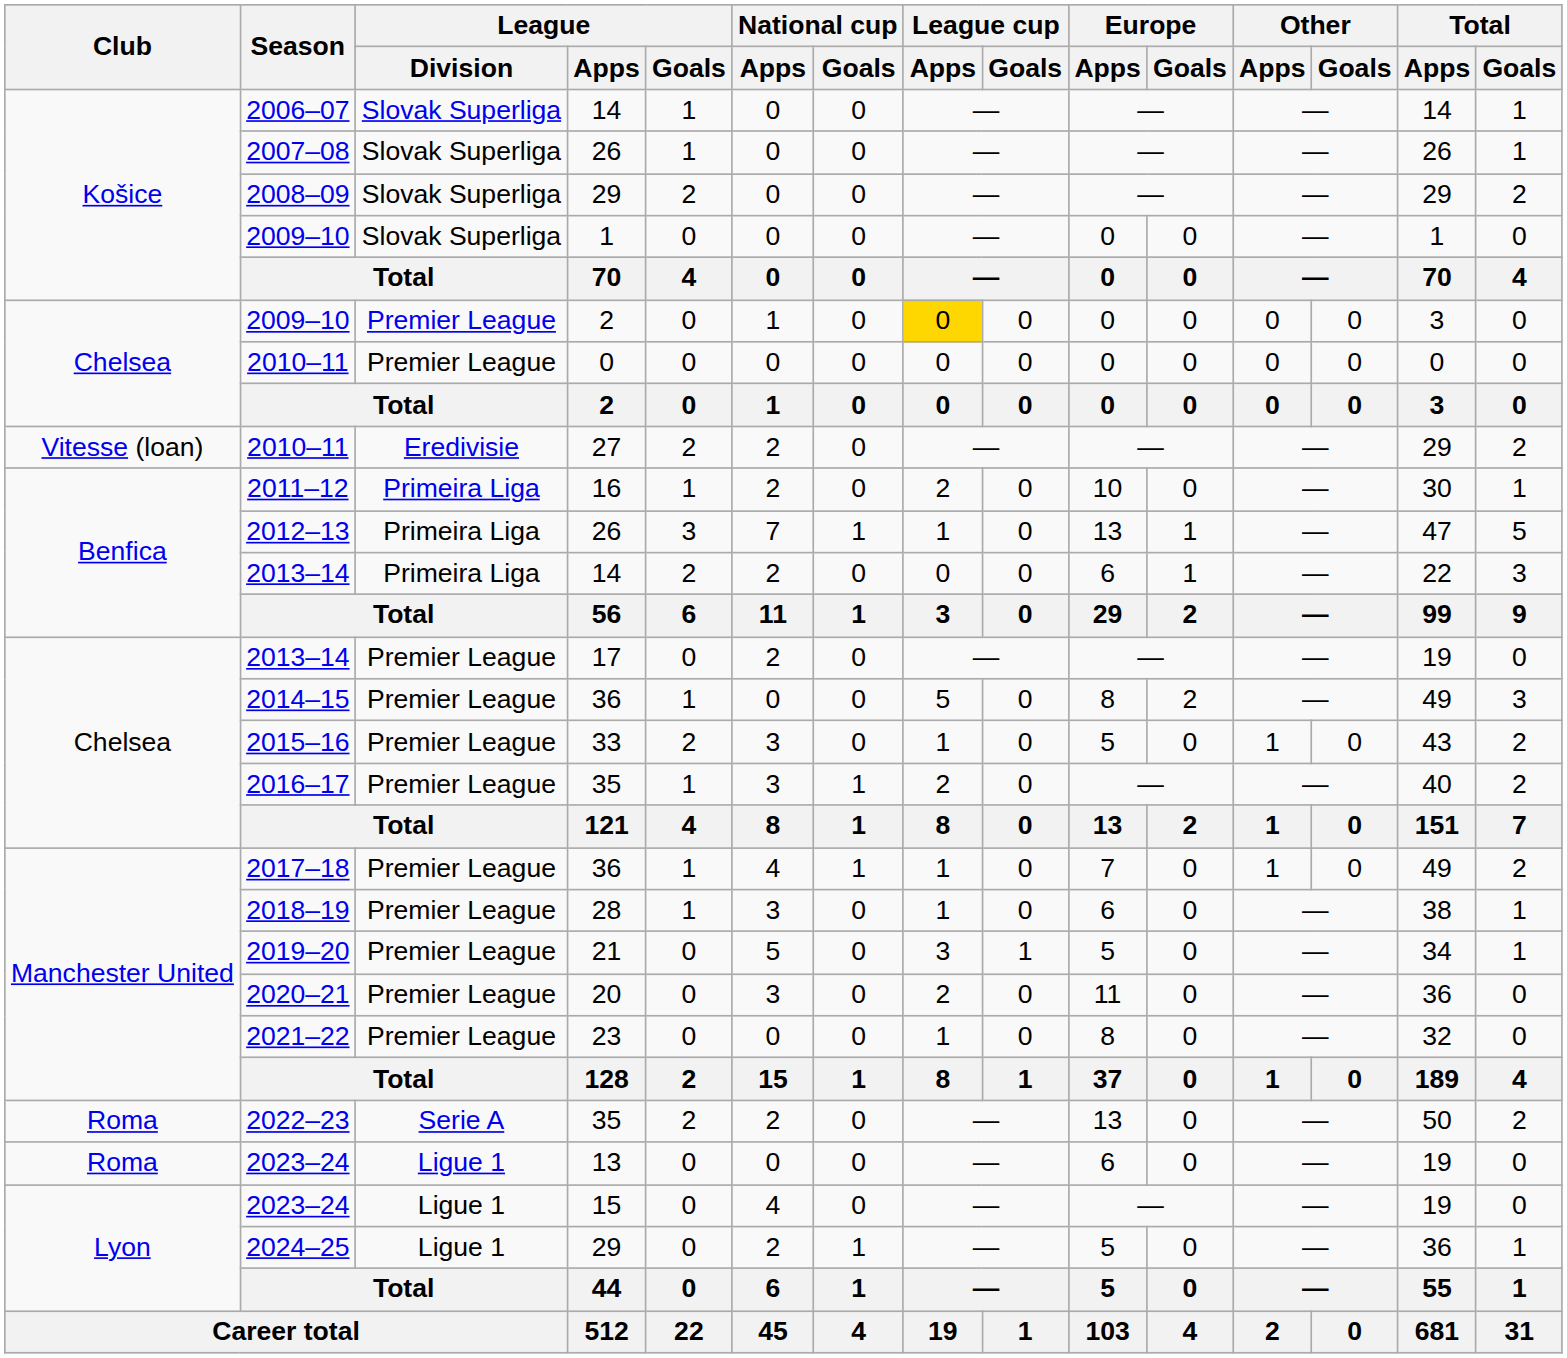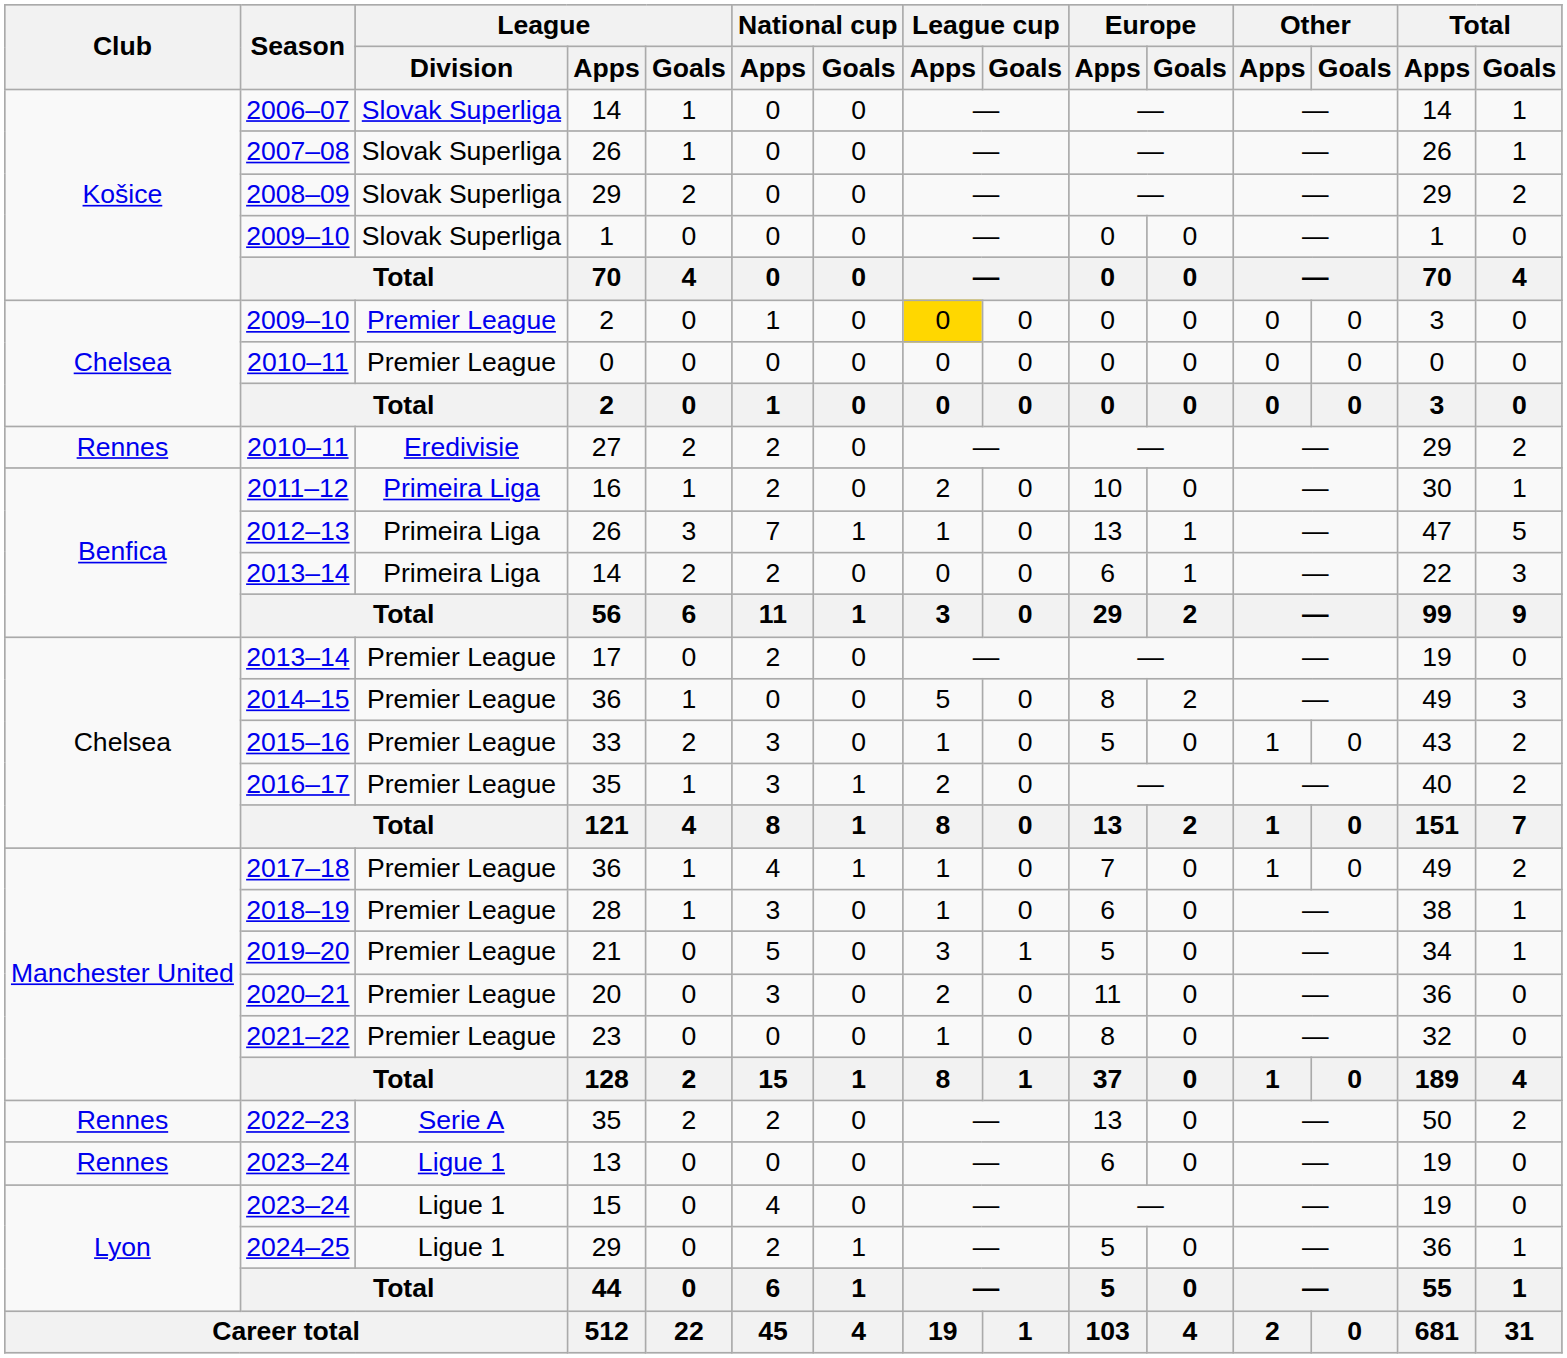(122, 446) Vitesse (loan) -> (122, 446) Rennes
(122, 1120) Roma -> (122, 1120) Rennes
(122, 1162) Roma -> (122, 1162) Rennes
